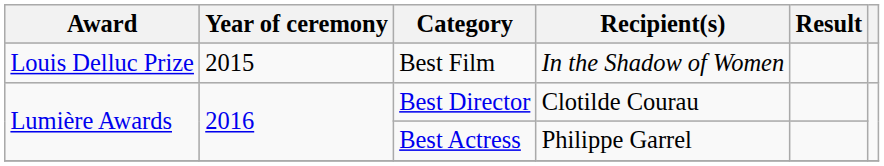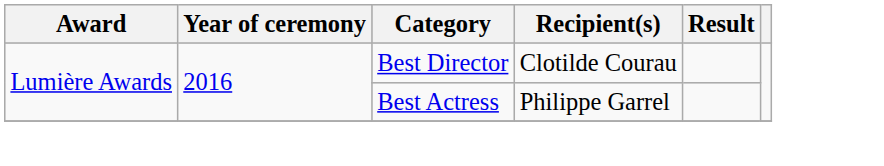- row: (447, 62)
